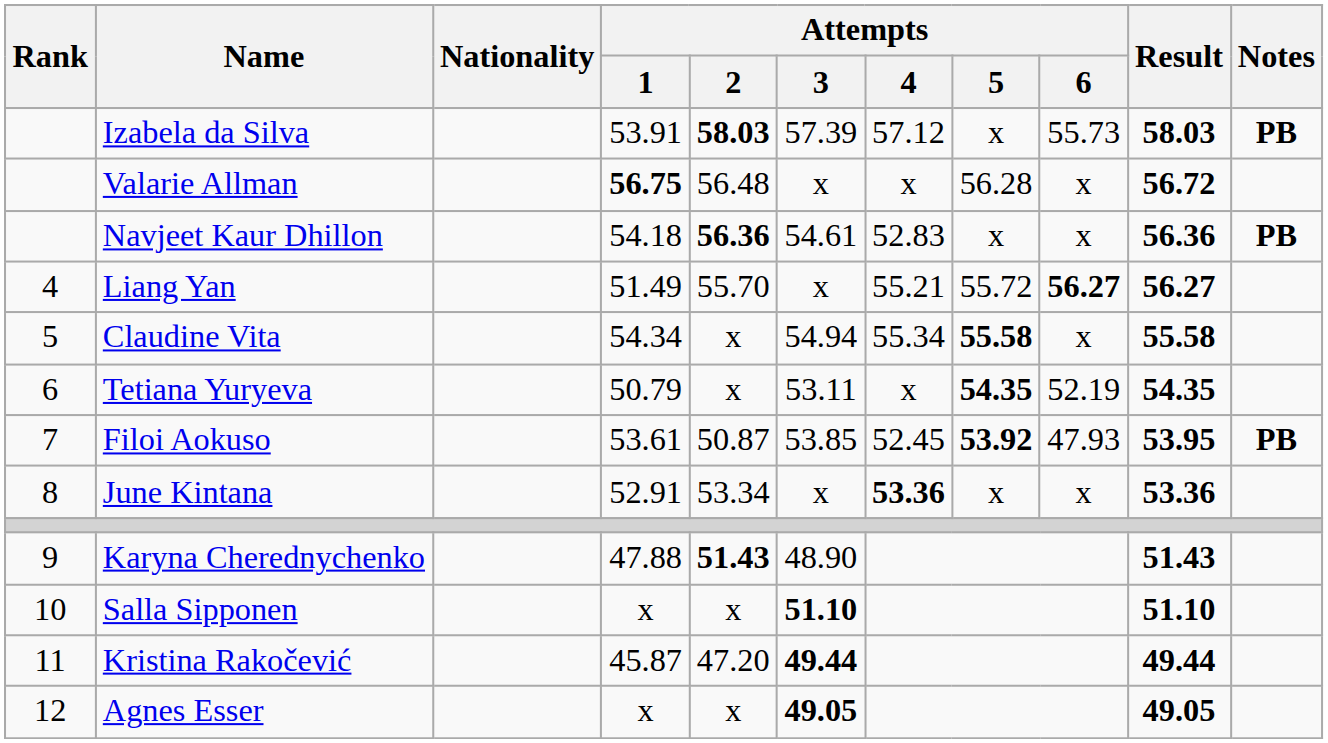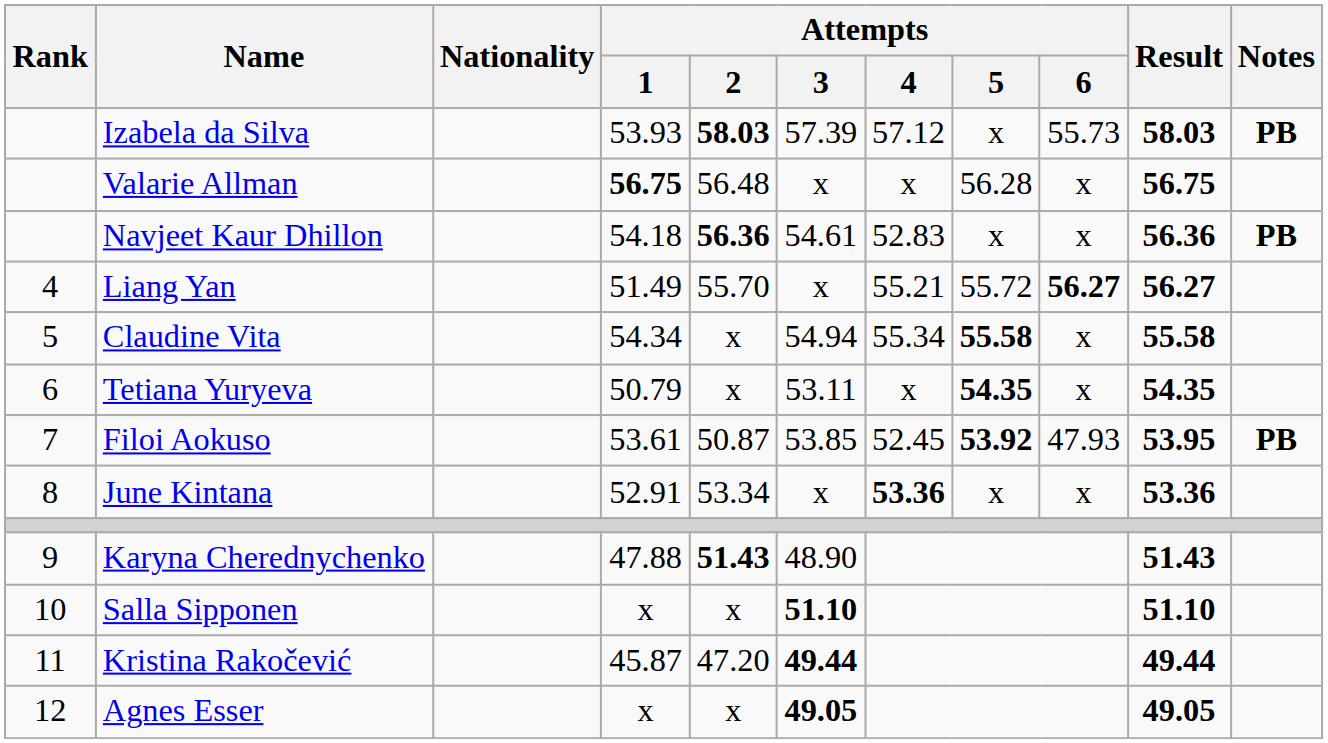(646, 132) 53.91 -> (646, 132) 53.93
(1179, 183) 56.72 -> (1179, 183) 56.75
(1084, 388) 52.19 -> (1084, 388) x
